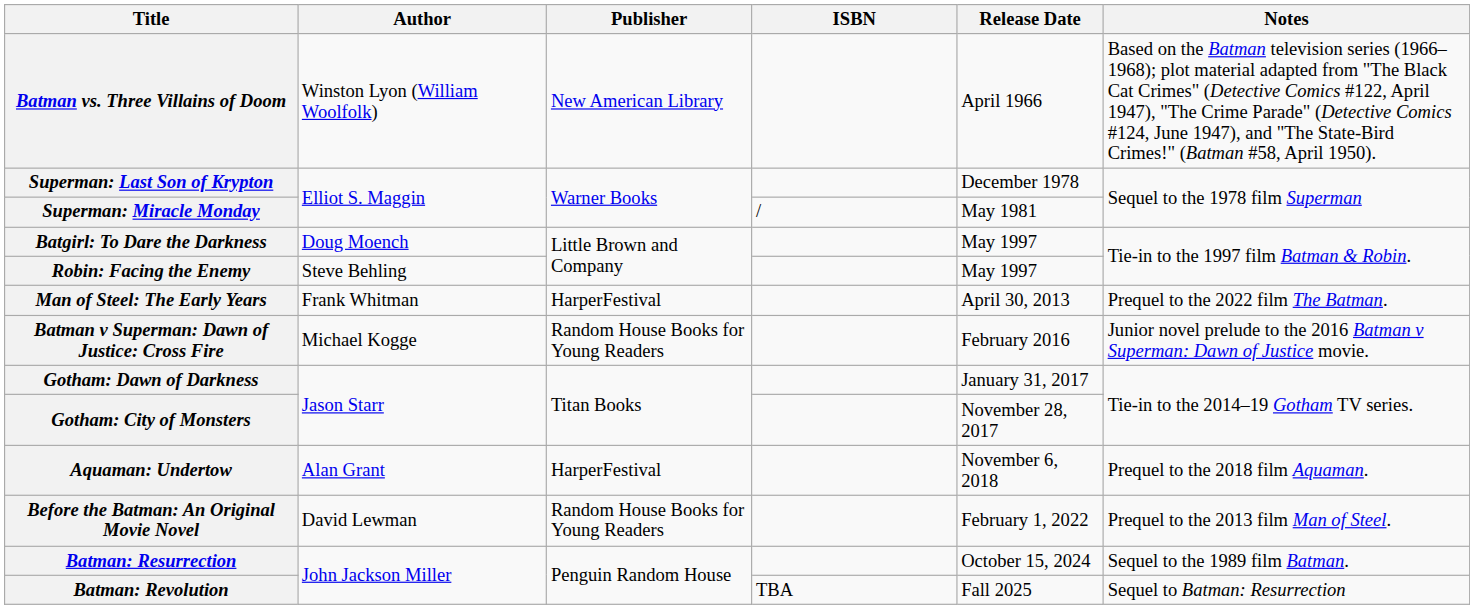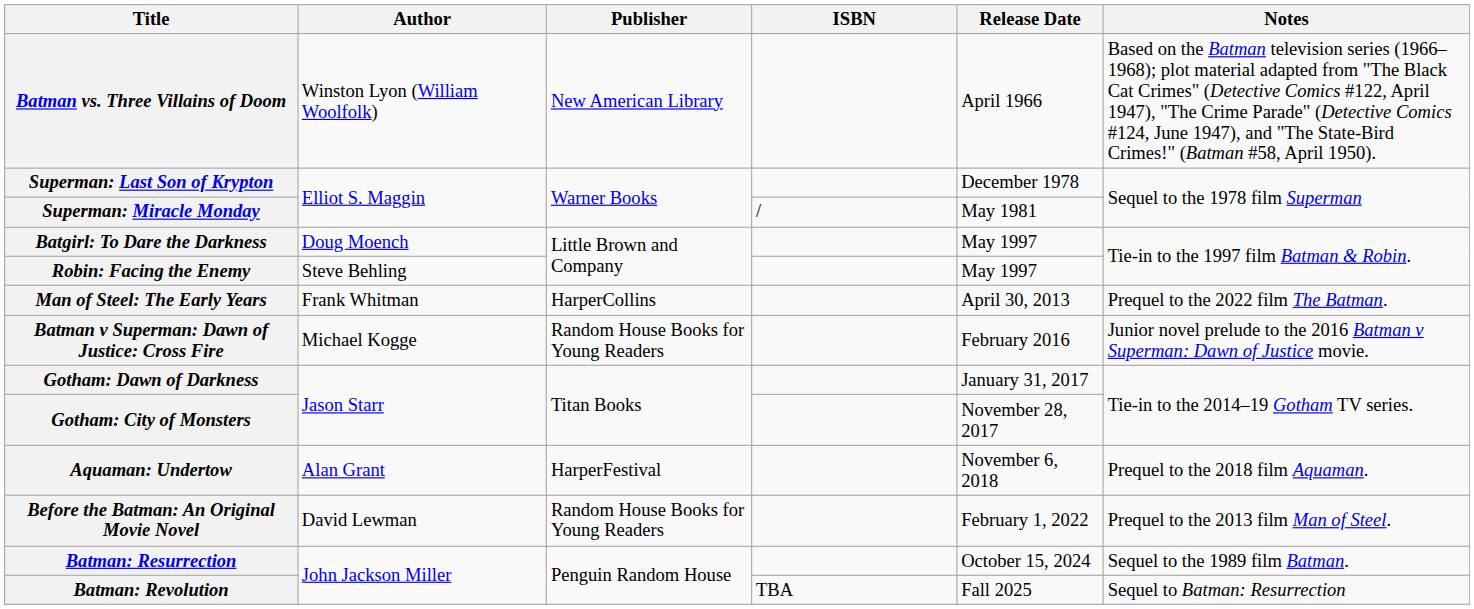(606, 300) HarperFestival -> (604, 300) HarperCollins
